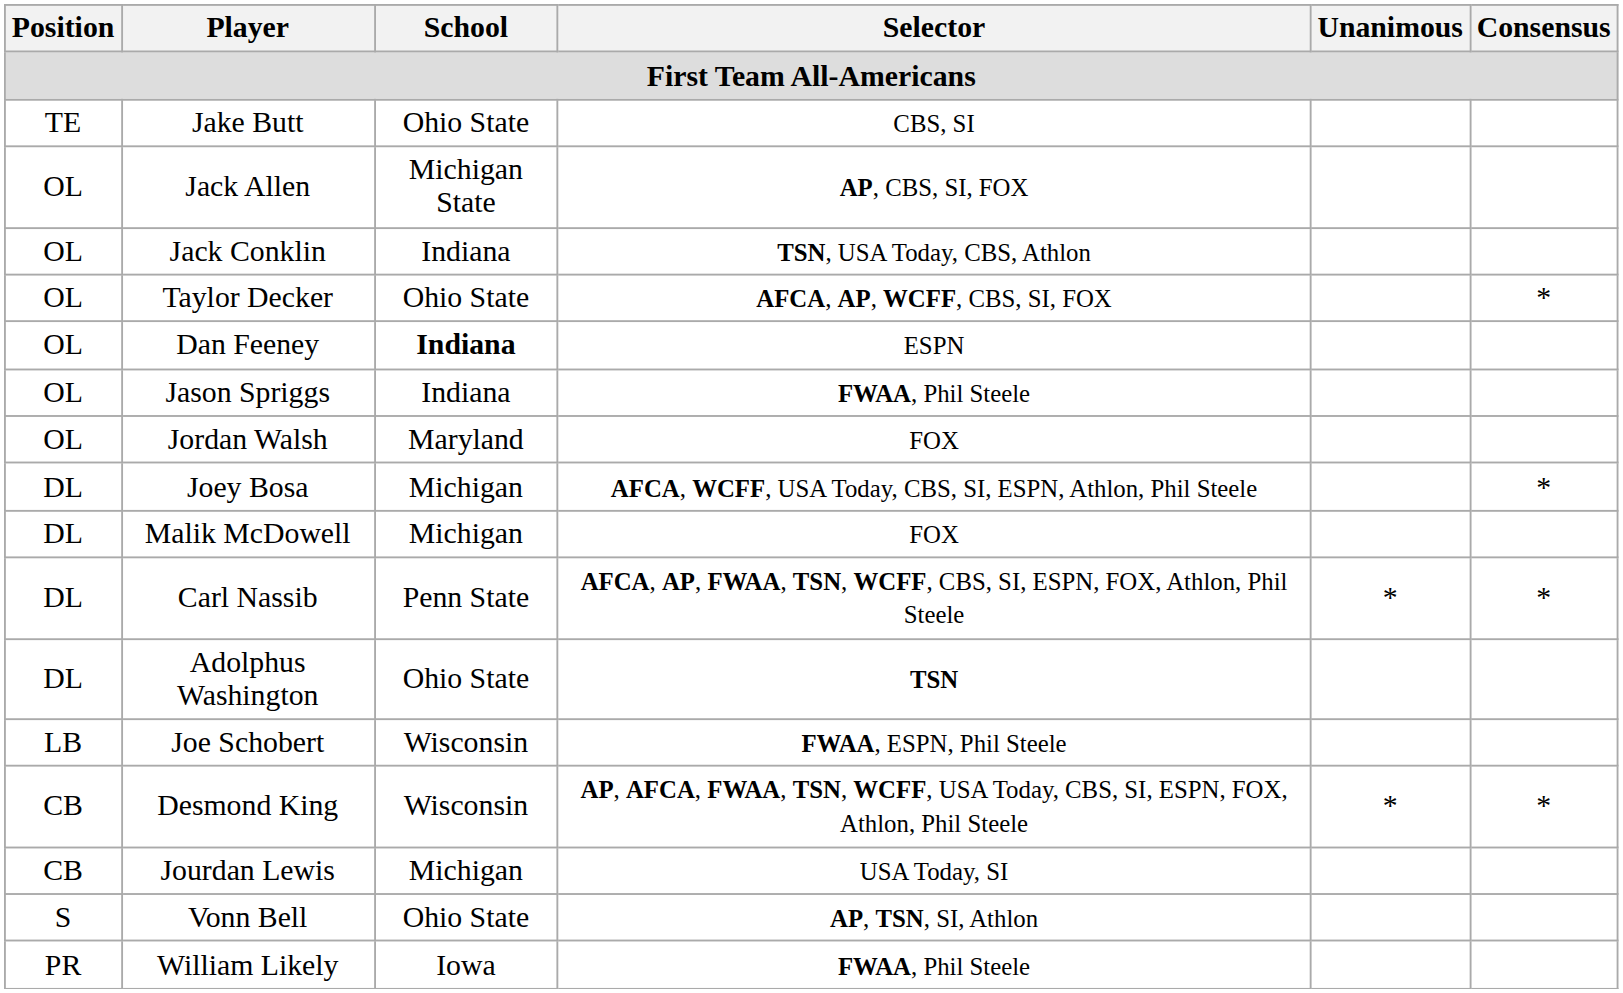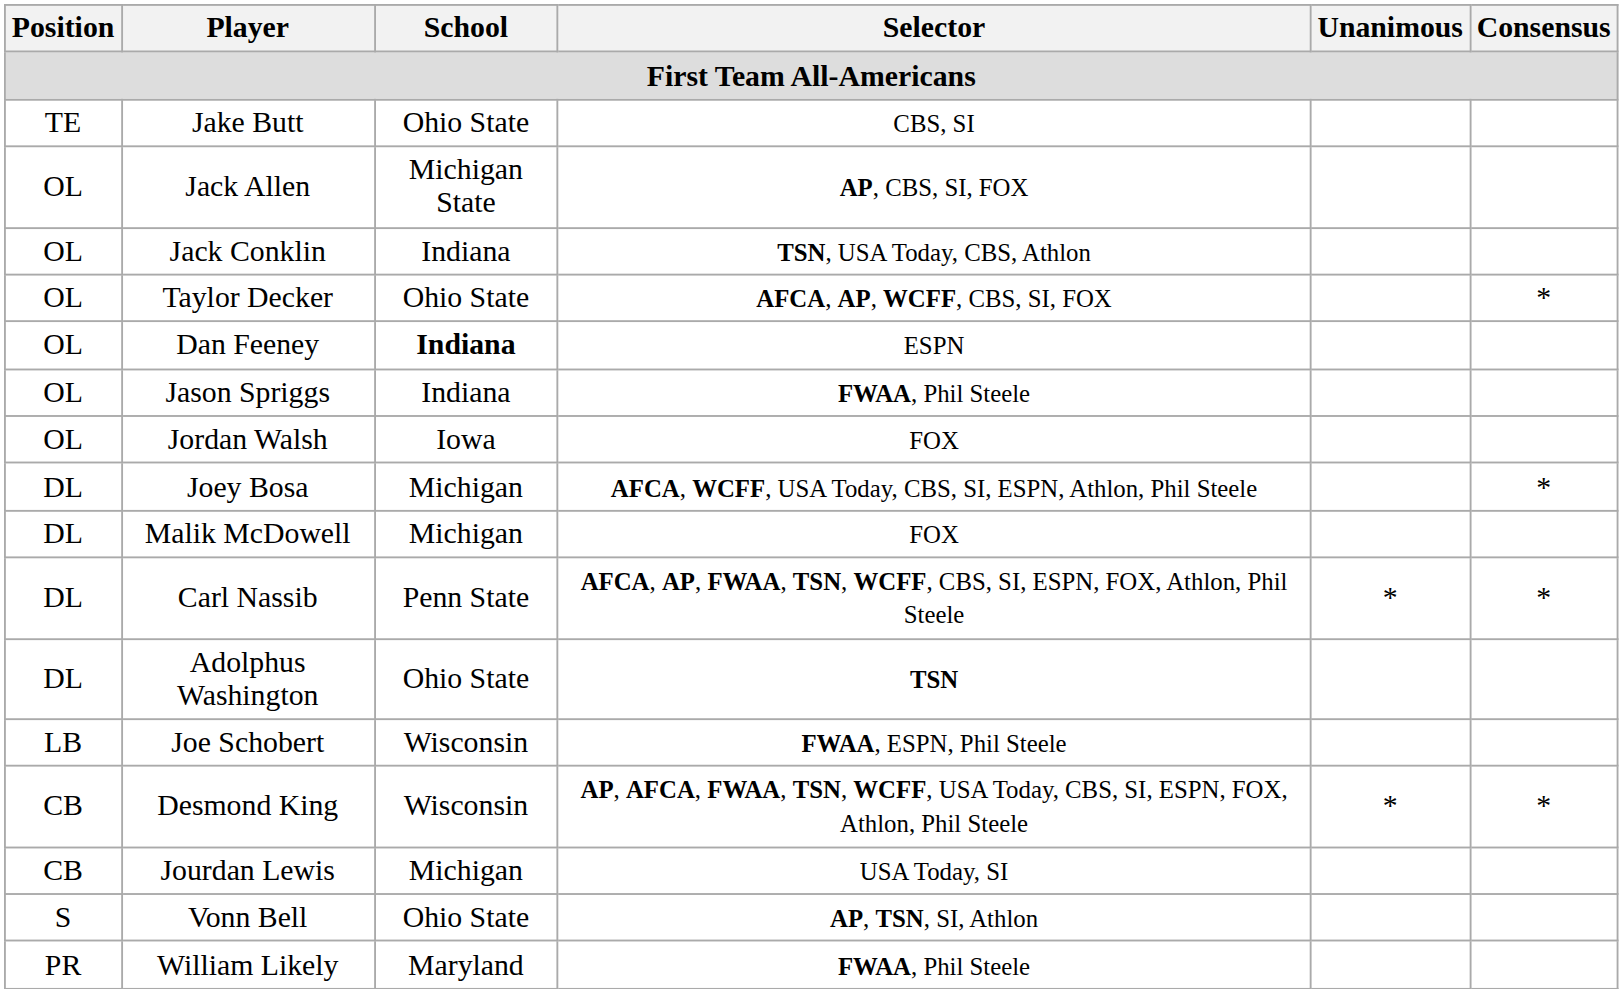(466, 439) Maryland -> (466, 439) Iowa
(466, 964) Iowa -> (466, 964) Maryland
